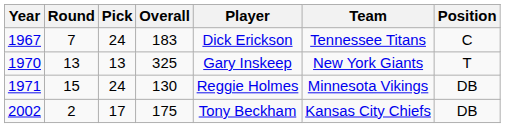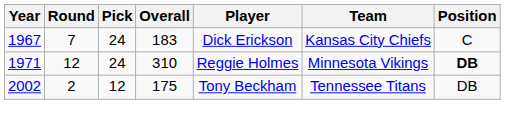(368, 39) Tennessee Titans -> (368, 39) Kansas City Chiefs
- row: (24, 63)
(71, 87) 15 -> (71, 63) 12
(165, 87) 130 -> (165, 63) 310
(467, 87) normal -> (467, 63) bold
(117, 110) 17 -> (117, 87) 12
(368, 110) Kansas City Chiefs -> (368, 87) Tennessee Titans
